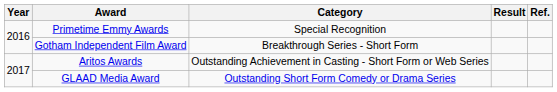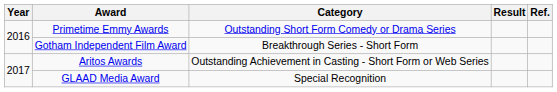(340, 29) Special Recognition -> (340, 29) Outstanding Short Form Comedy or Drama Series
(340, 78) Outstanding Short Form Comedy or Drama Series -> (340, 78) Special Recognition
